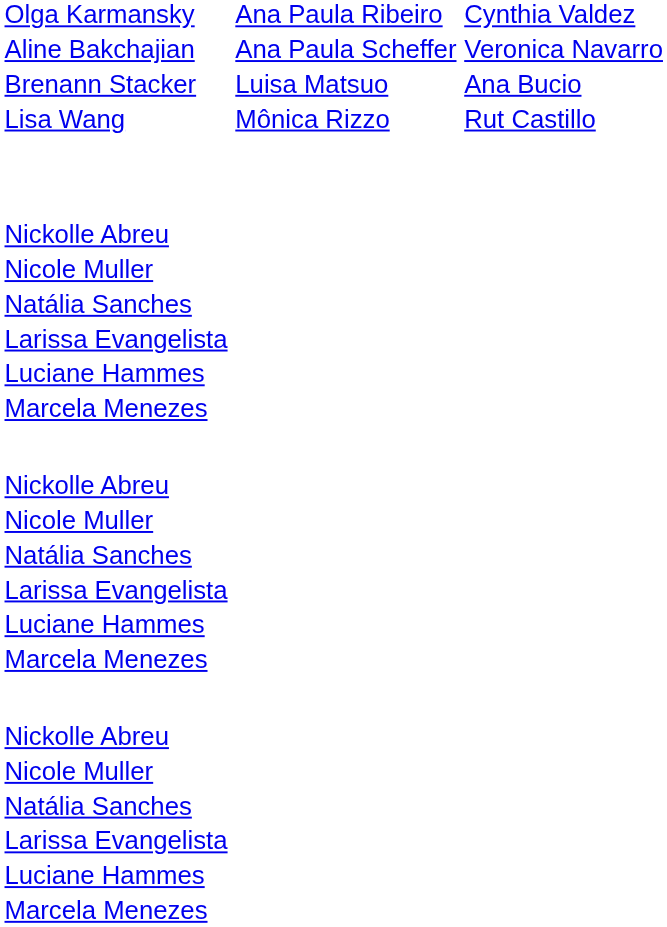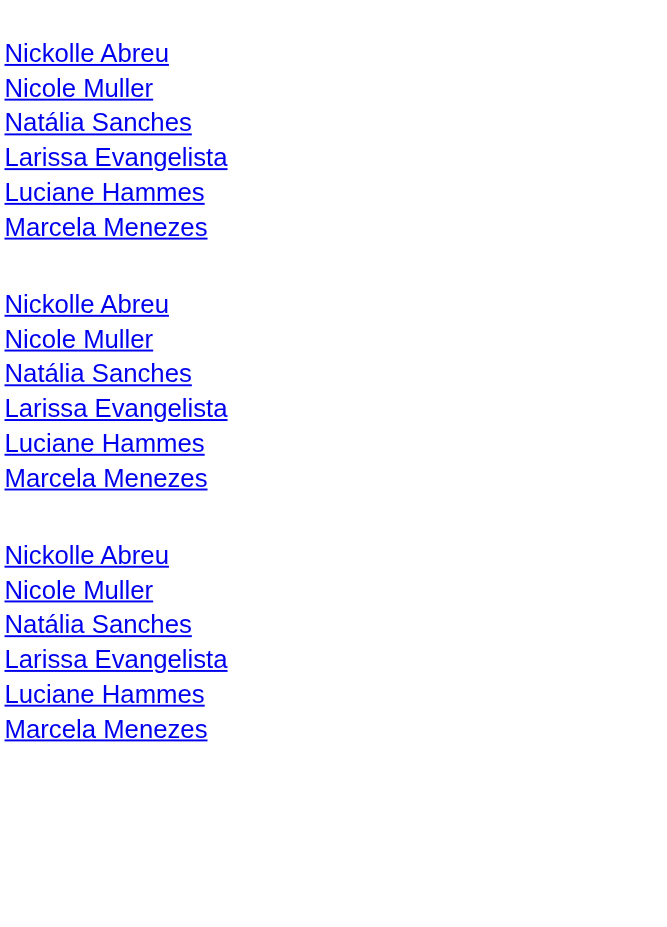- row: (100, 67)
